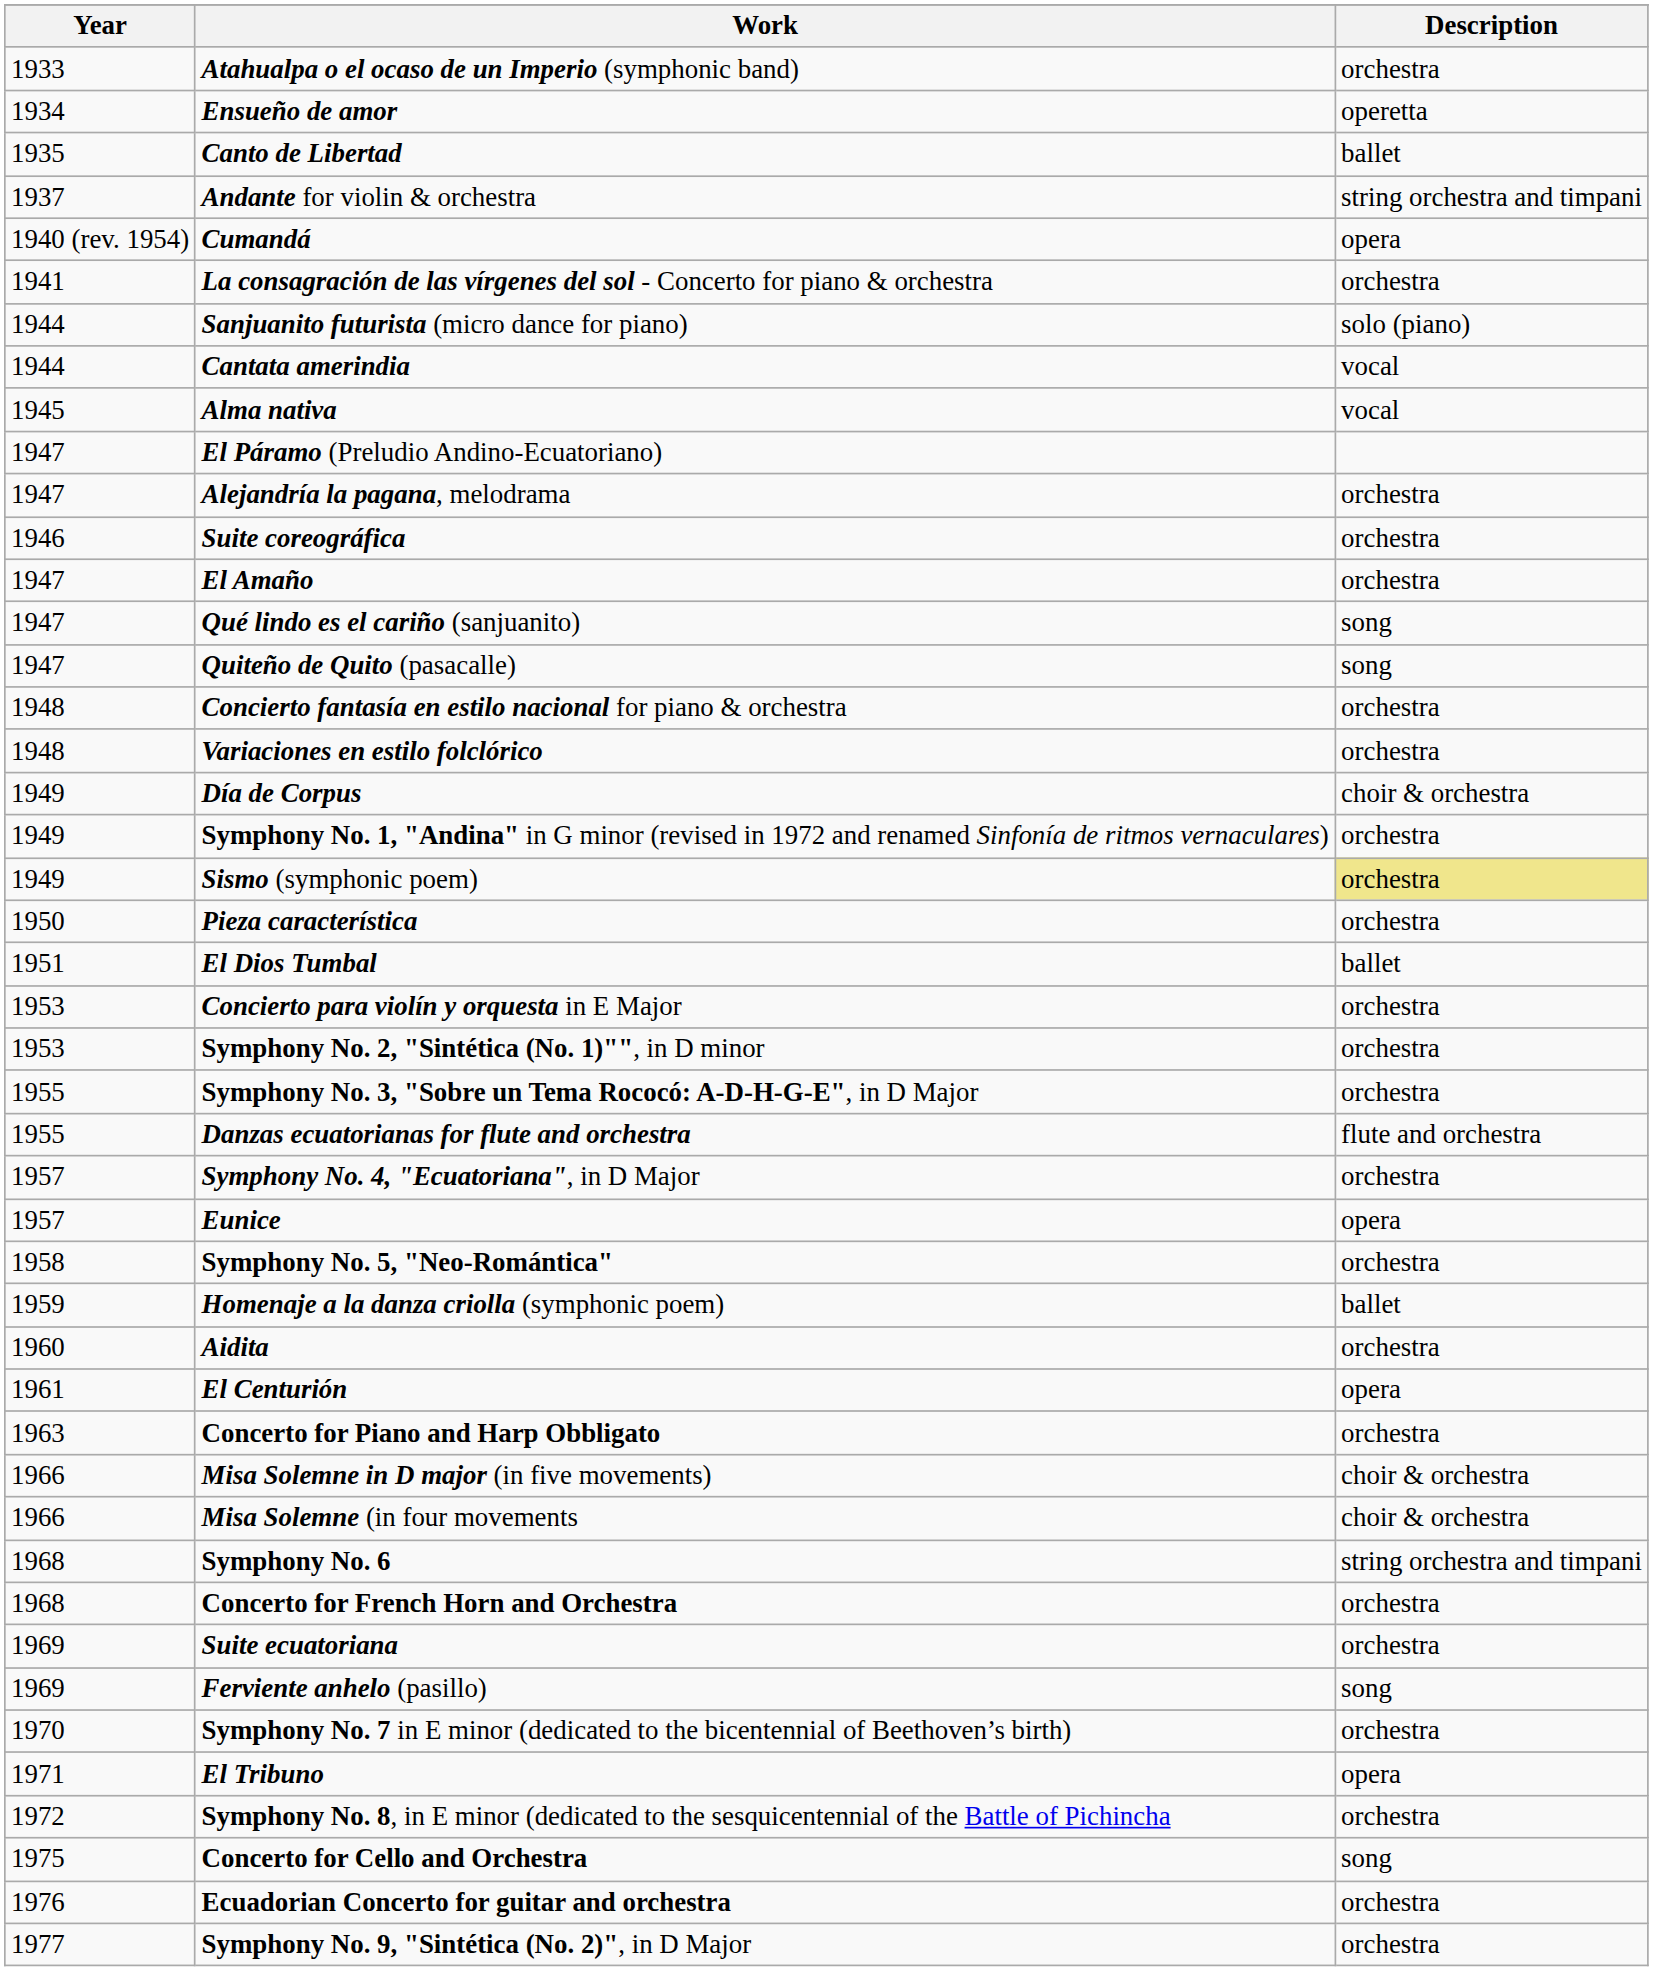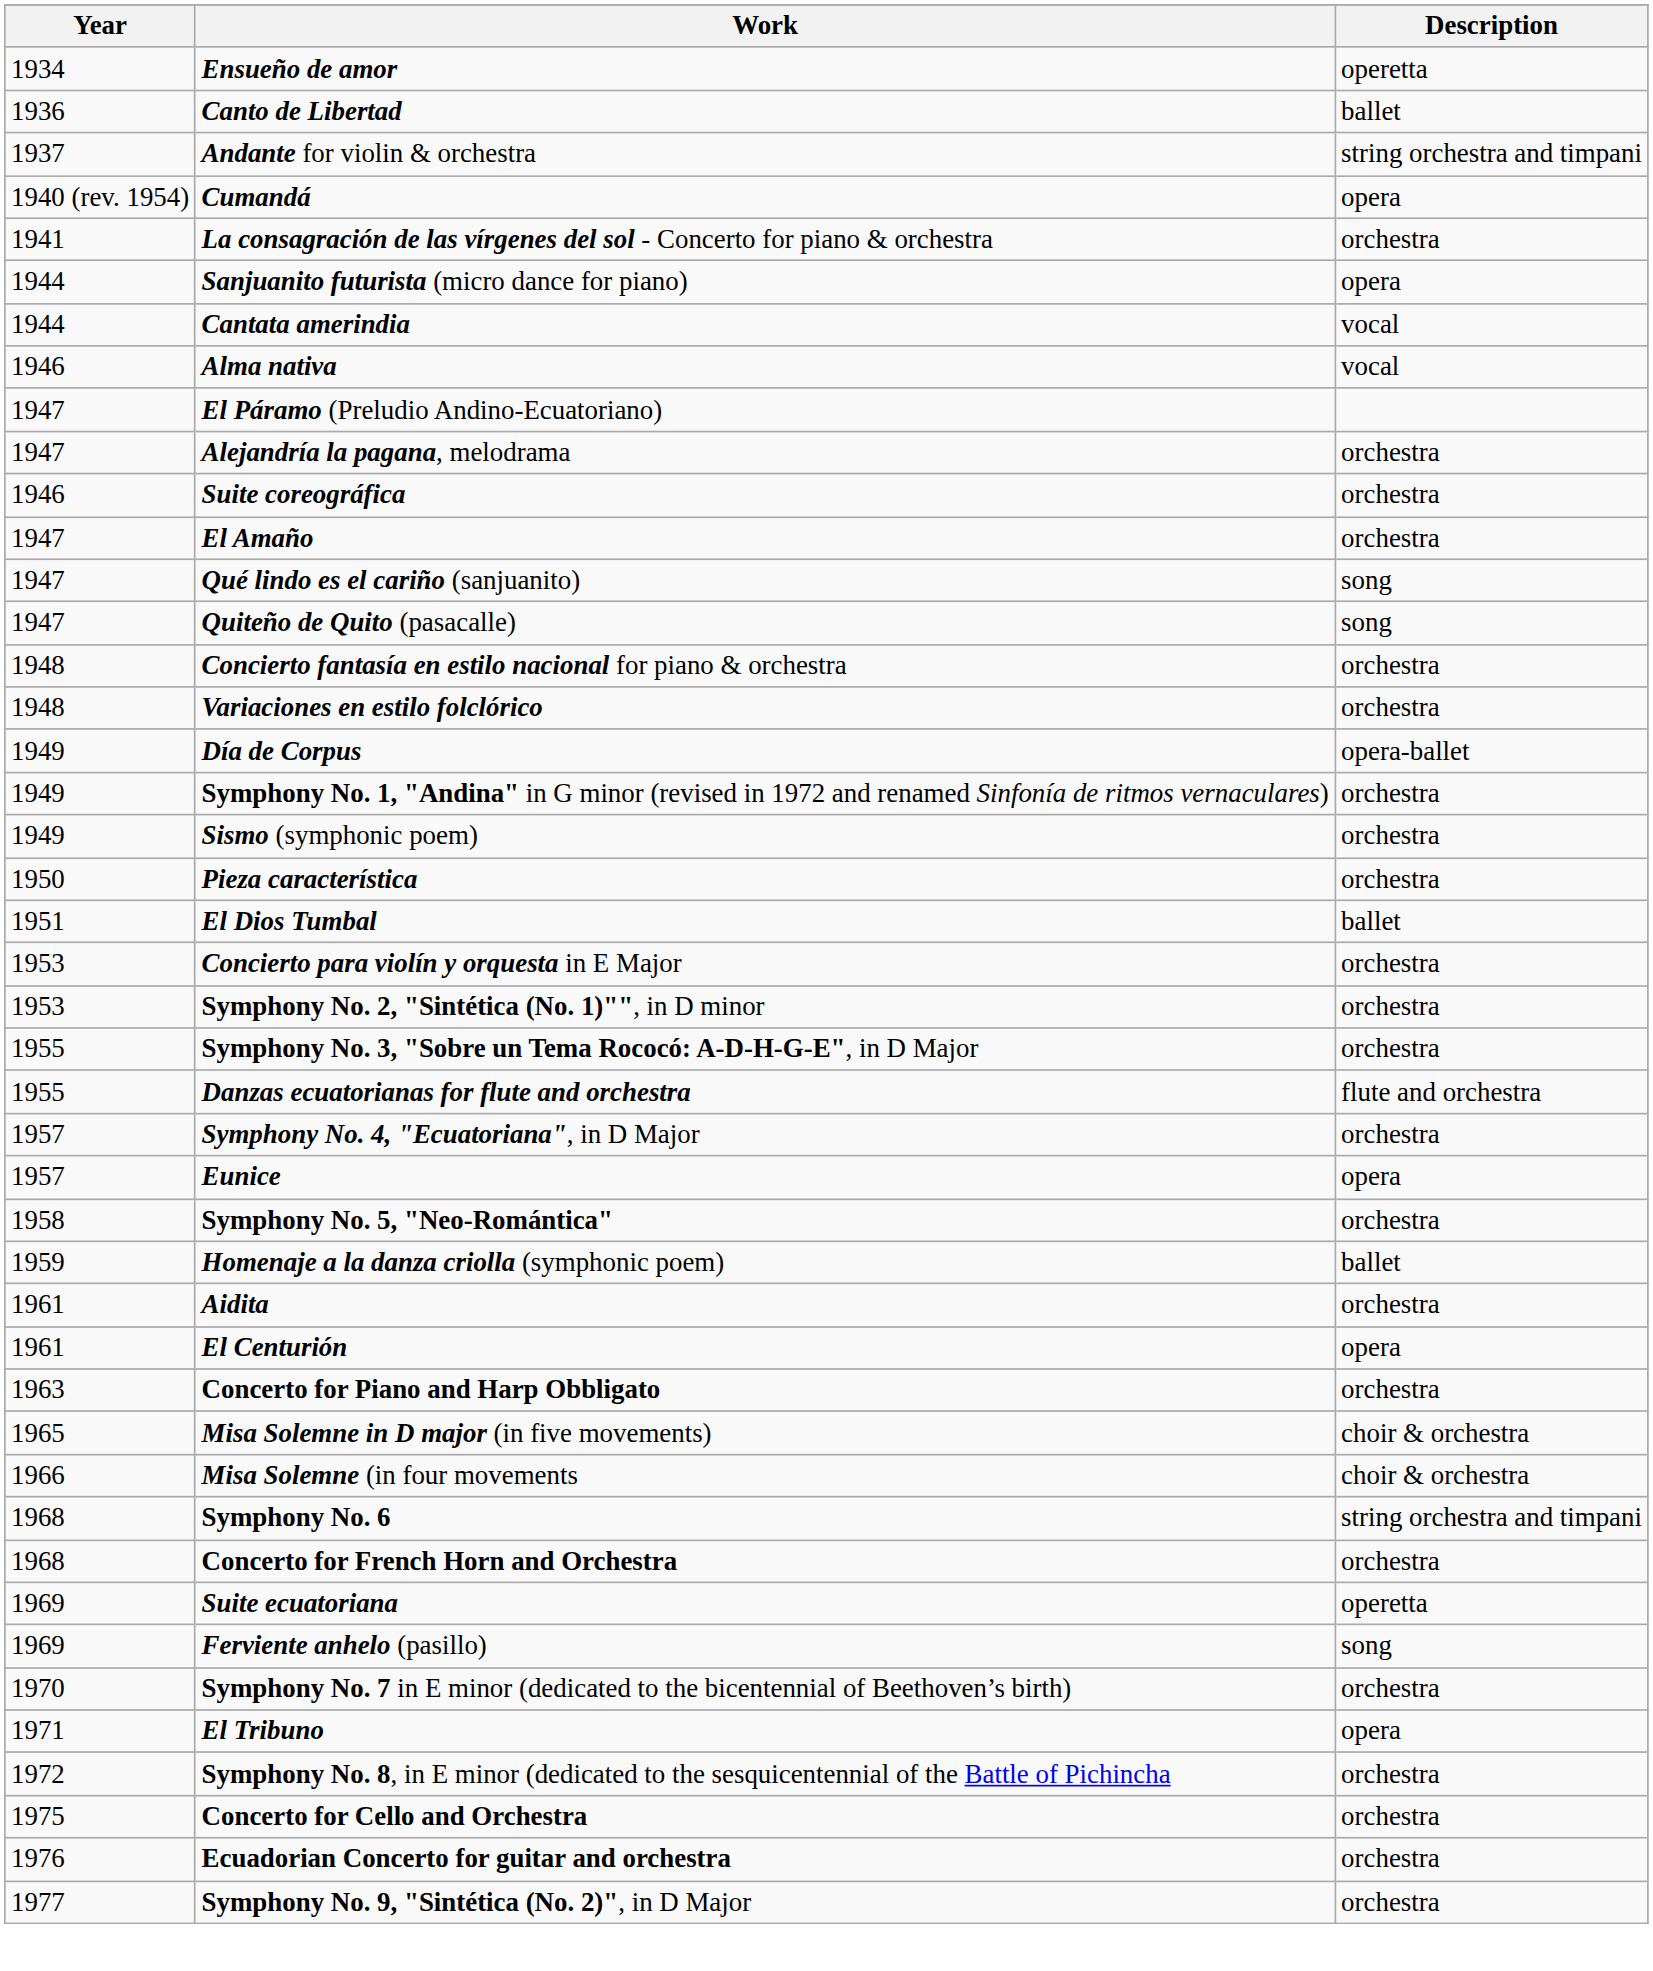- row: (500, 68)
(38, 153) 1935 -> (38, 111) 1936
(1406, 324) solo (piano) -> (1371, 281) opera
(38, 409) 1945 -> (38, 366) 1946
(1435, 793) choir & orchestra -> (1405, 750) opera-ballet
(1390, 878) khaki background -> (1390, 835) no background
(38, 1347) 1960 -> (38, 1304) 1961
(38, 1475) 1966 -> (38, 1432) 1965
(1390, 1645) orchestra -> (1384, 1603) operetta
(1367, 1858) song -> (1390, 1816) orchestra
